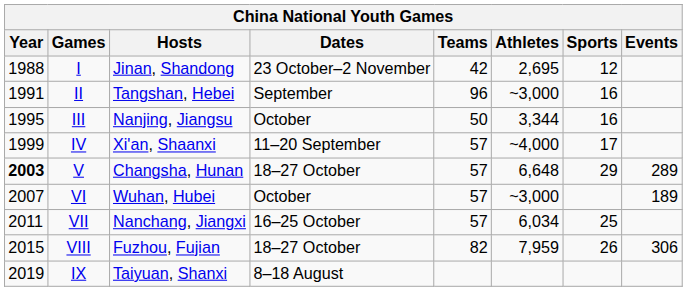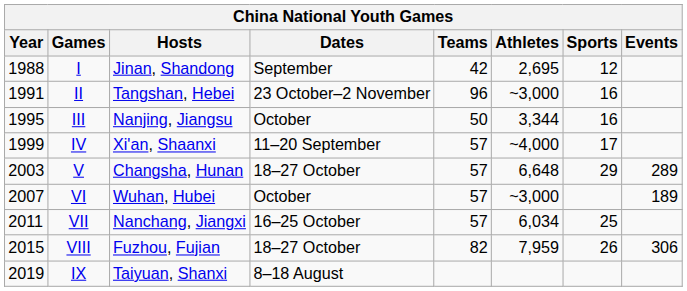(342, 68) 23 October–2 November -> (293, 68) September
(293, 94) September -> (342, 94) 23 October–2 November
(26, 171) bold -> (26, 171) normal
